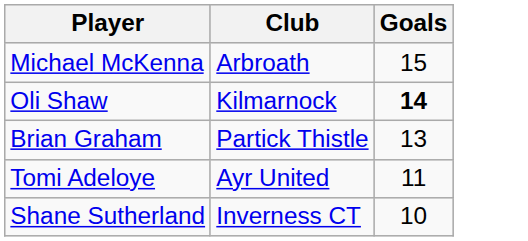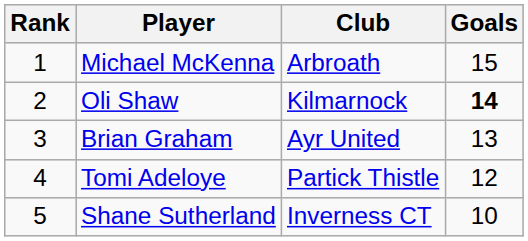+ column: (40, 23)
(292, 139) Partick Thistle -> (344, 139) Ayr United
(273, 178) Ayr United -> (363, 178) Partick Thistle
(414, 178) 11 -> (484, 178) 12
